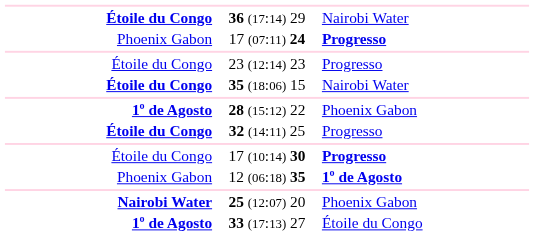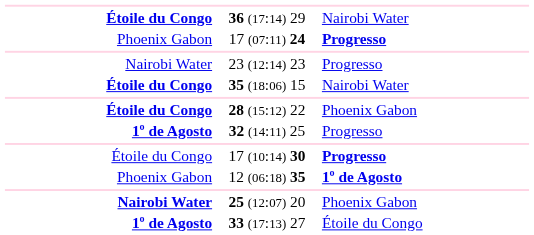(162, 64) Étoile du Congo -> (169, 64) Nairobi Water
(172, 110) 1º de Agosto -> (159, 110) Étoile du Congo
(159, 131) Étoile du Congo -> (172, 131) 1º de Agosto
